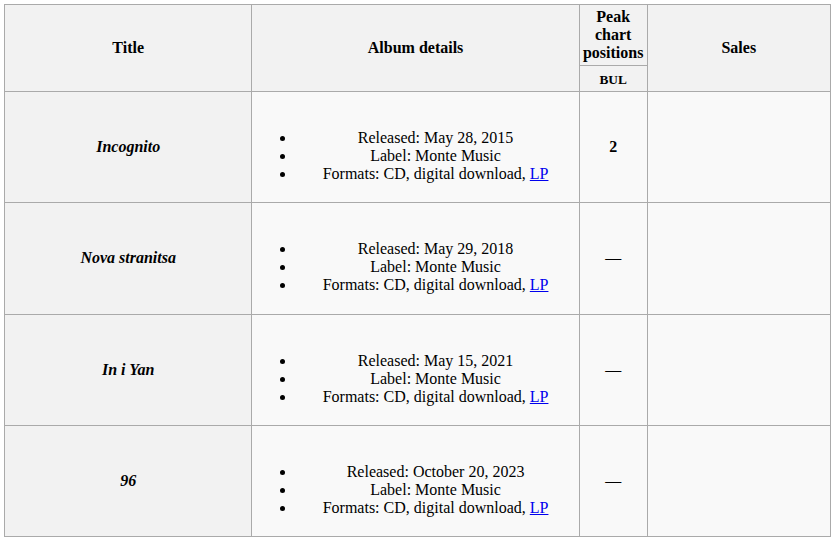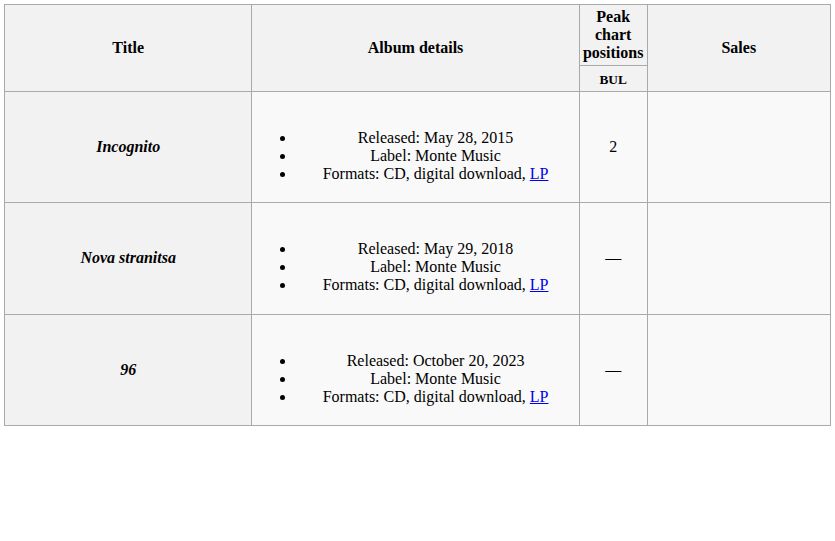(613, 146) bold -> (613, 146) normal
- row: (128, 369)
